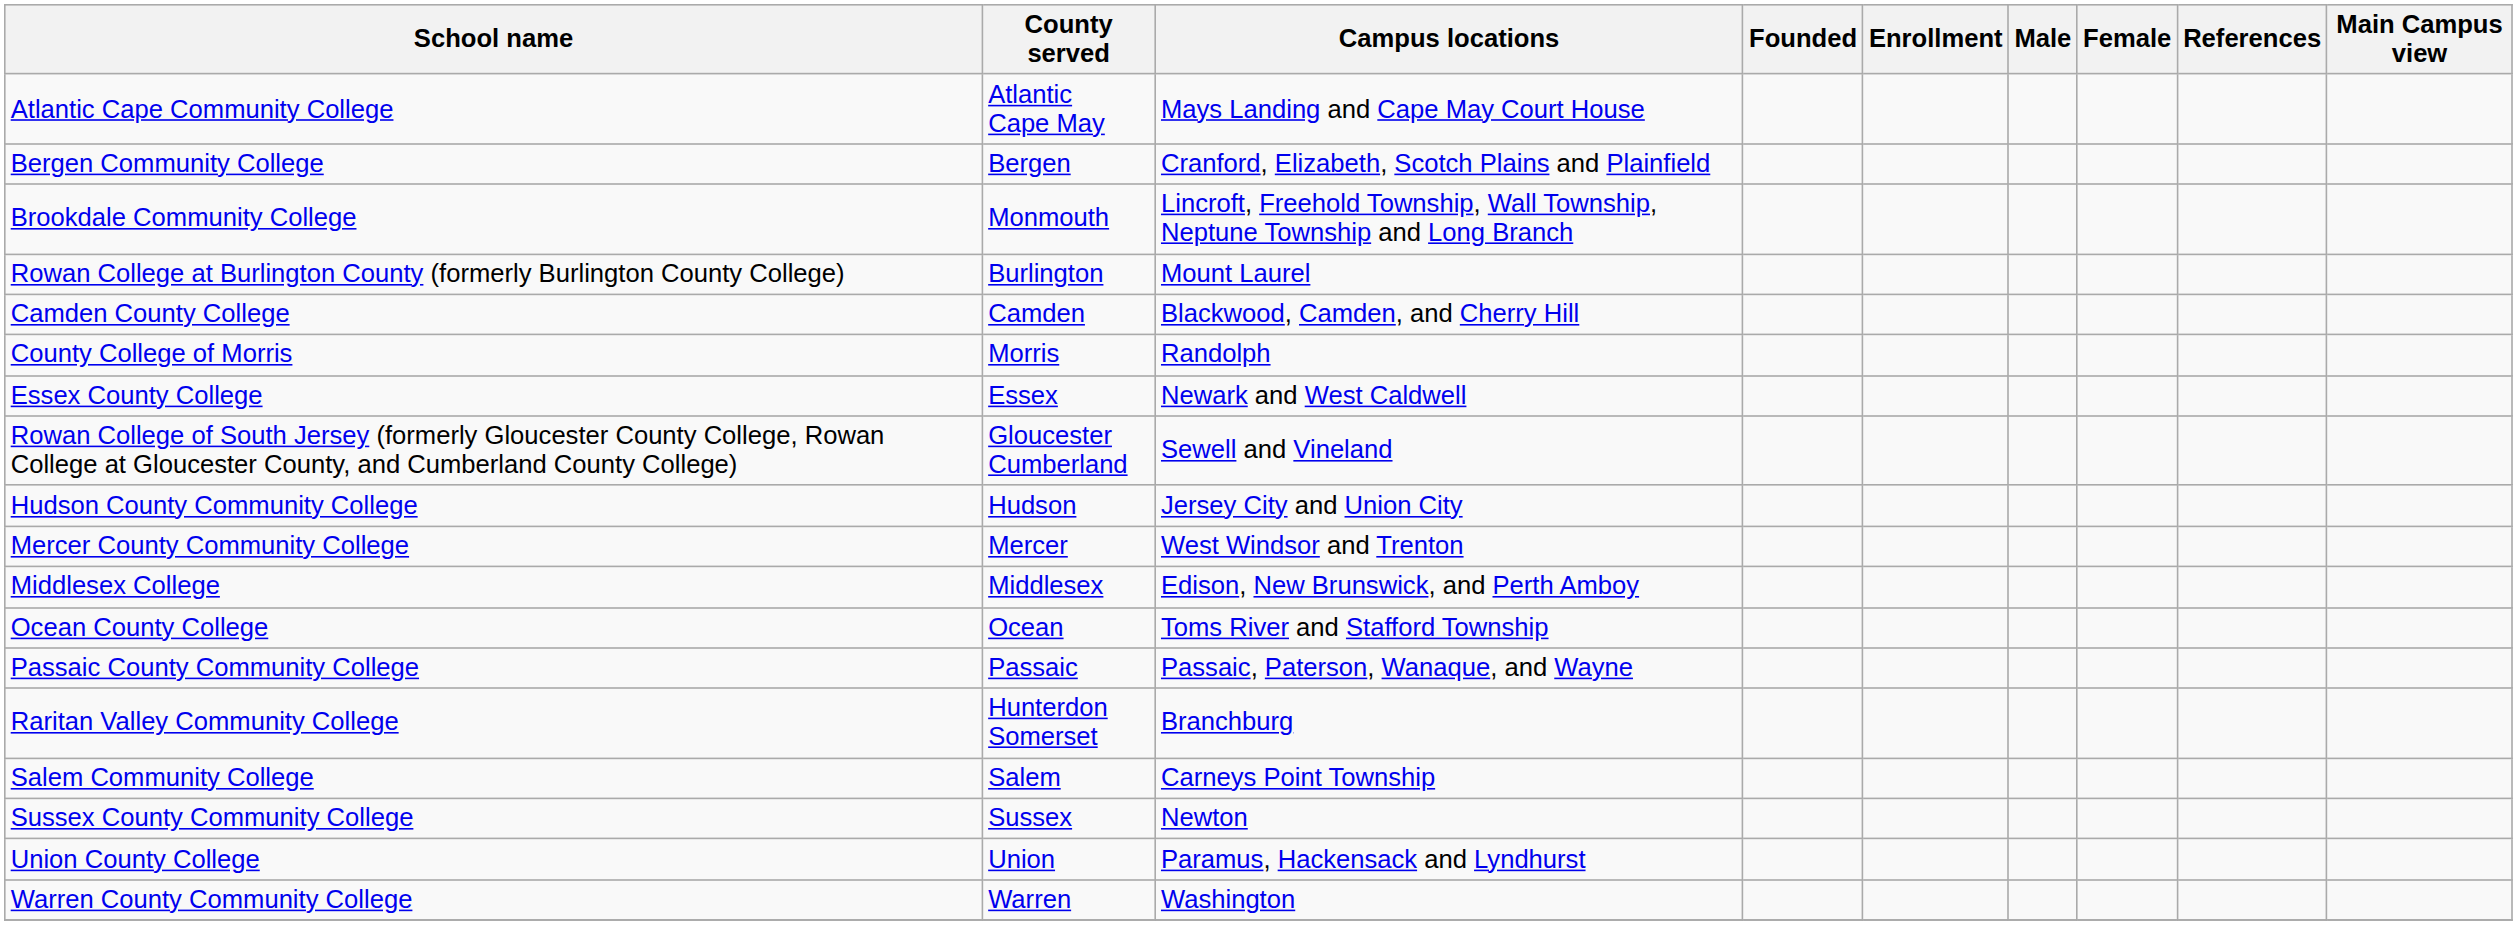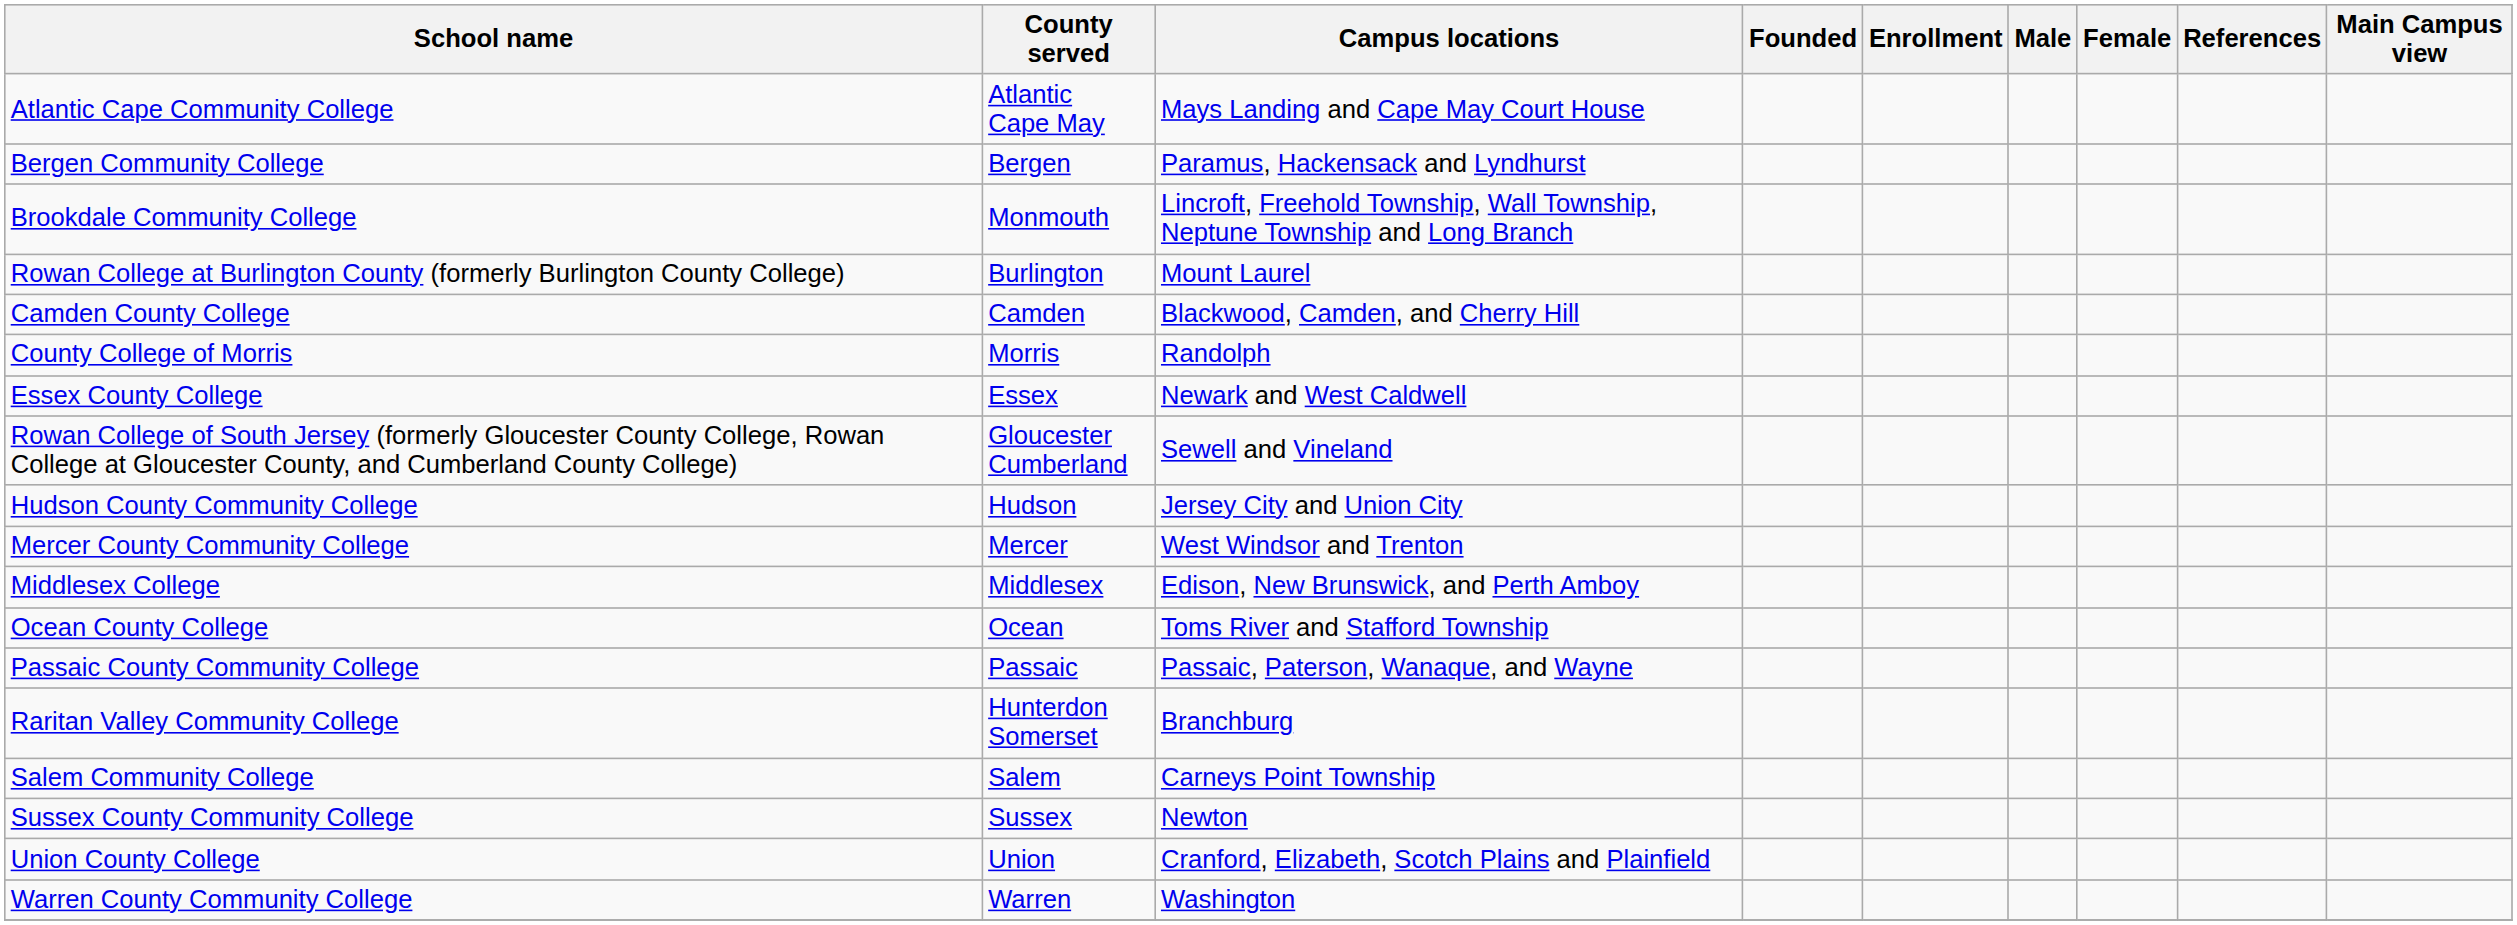(1436, 163) Cranford, Elizabeth, Scotch Plains and Plainfield -> (1373, 163) Paramus, Hackensack and Lyndhurst
(1373, 859) Paramus, Hackensack and Lyndhurst -> (1436, 859) Cranford, Elizabeth, Scotch Plains and Plainfield
